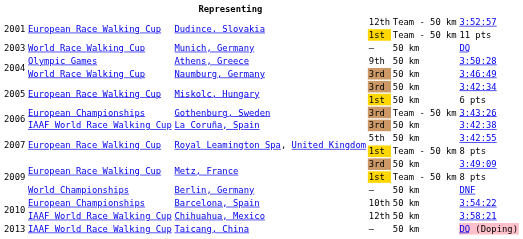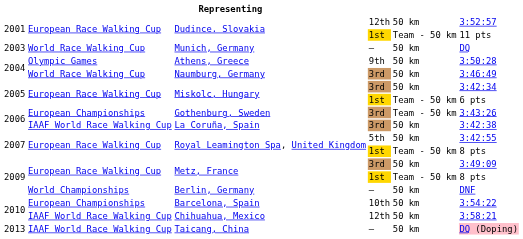(425, 22) Team - 50 km -> (406, 22) 50 km
(406, 100) 50 km -> (425, 100) Team - 50 km
